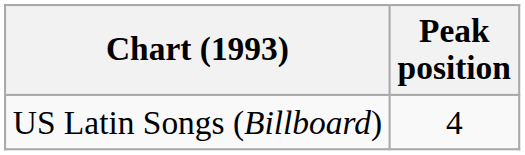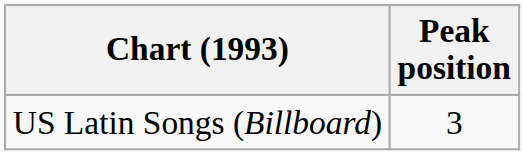(454, 121) 4 -> (454, 121) 3
